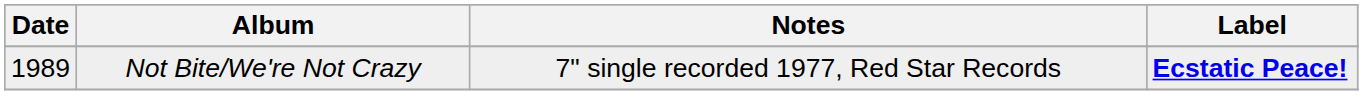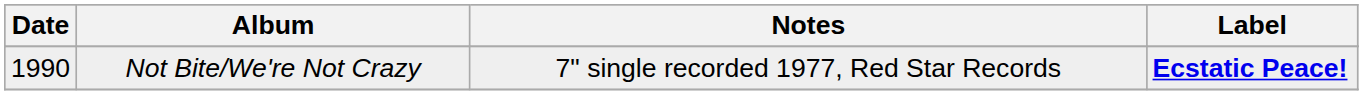(40, 67) 1989 -> (40, 67) 1990
